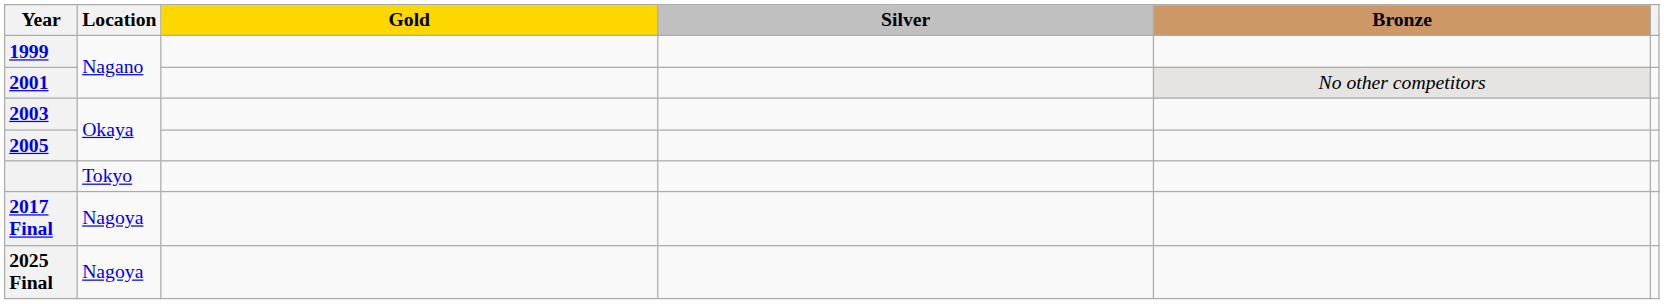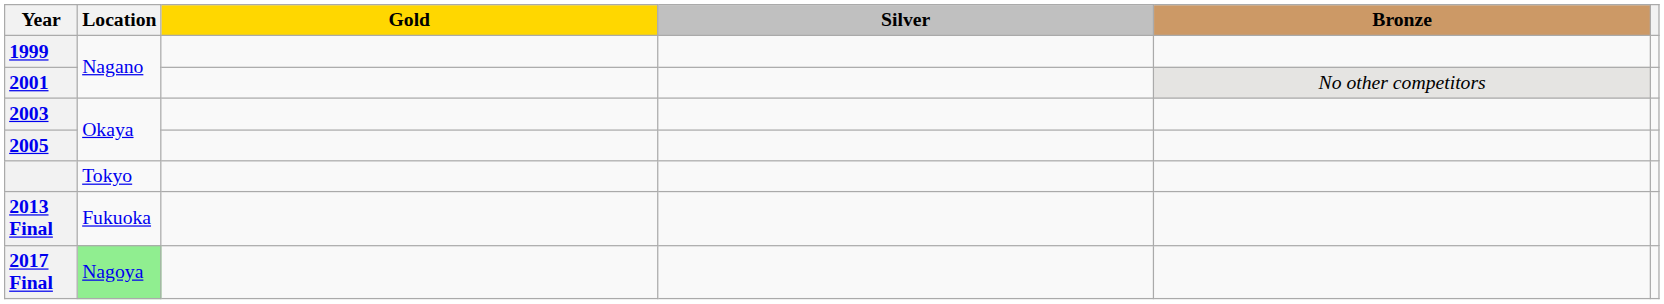+ row: (31, 218)
(113, 218) no background -> (113, 271) lightgreen background
- row: (31, 271)
